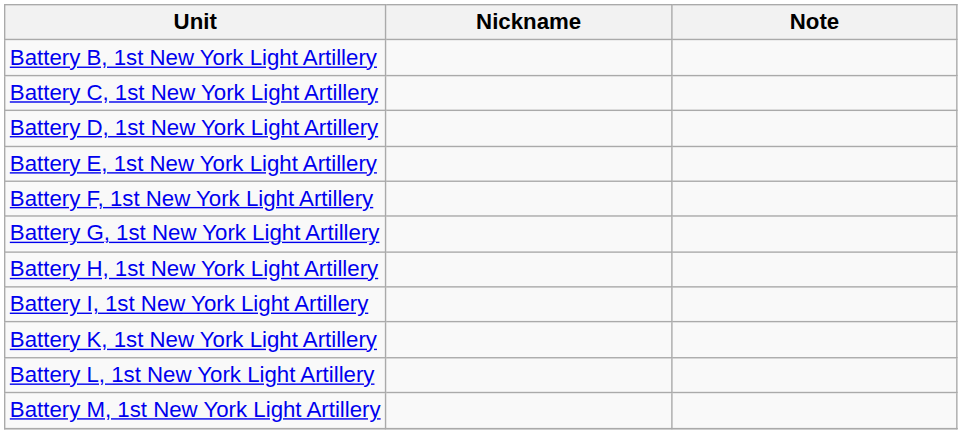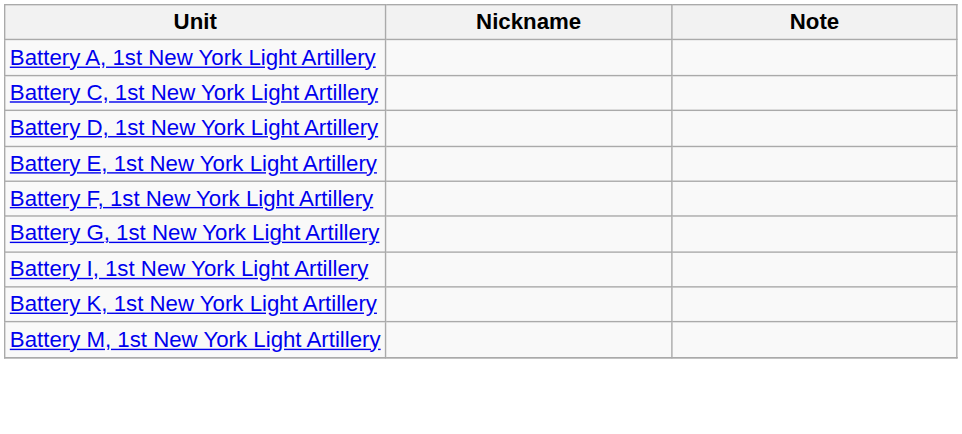+ row: (193, 57)
- row: (193, 57)
- row: (194, 269)
- row: (192, 374)
